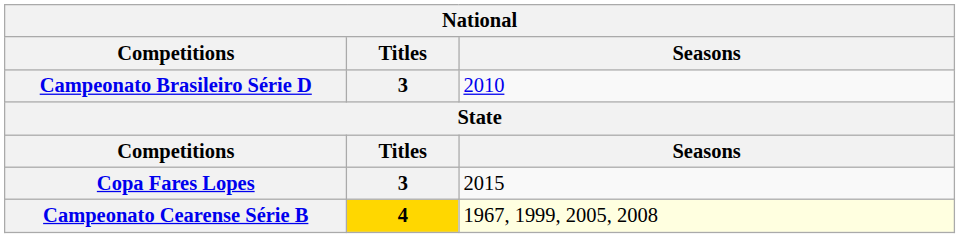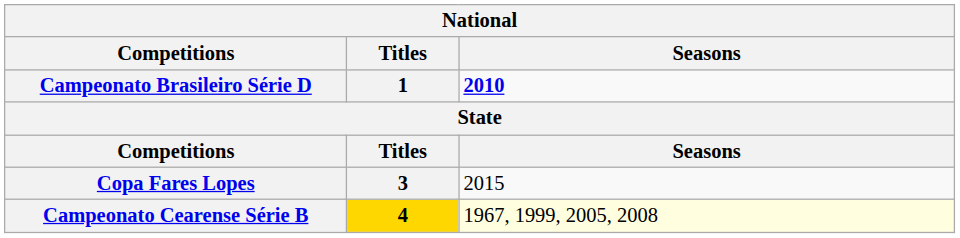(403, 85) 3 -> (403, 85) 1
(484, 85) normal -> (484, 85) bold
